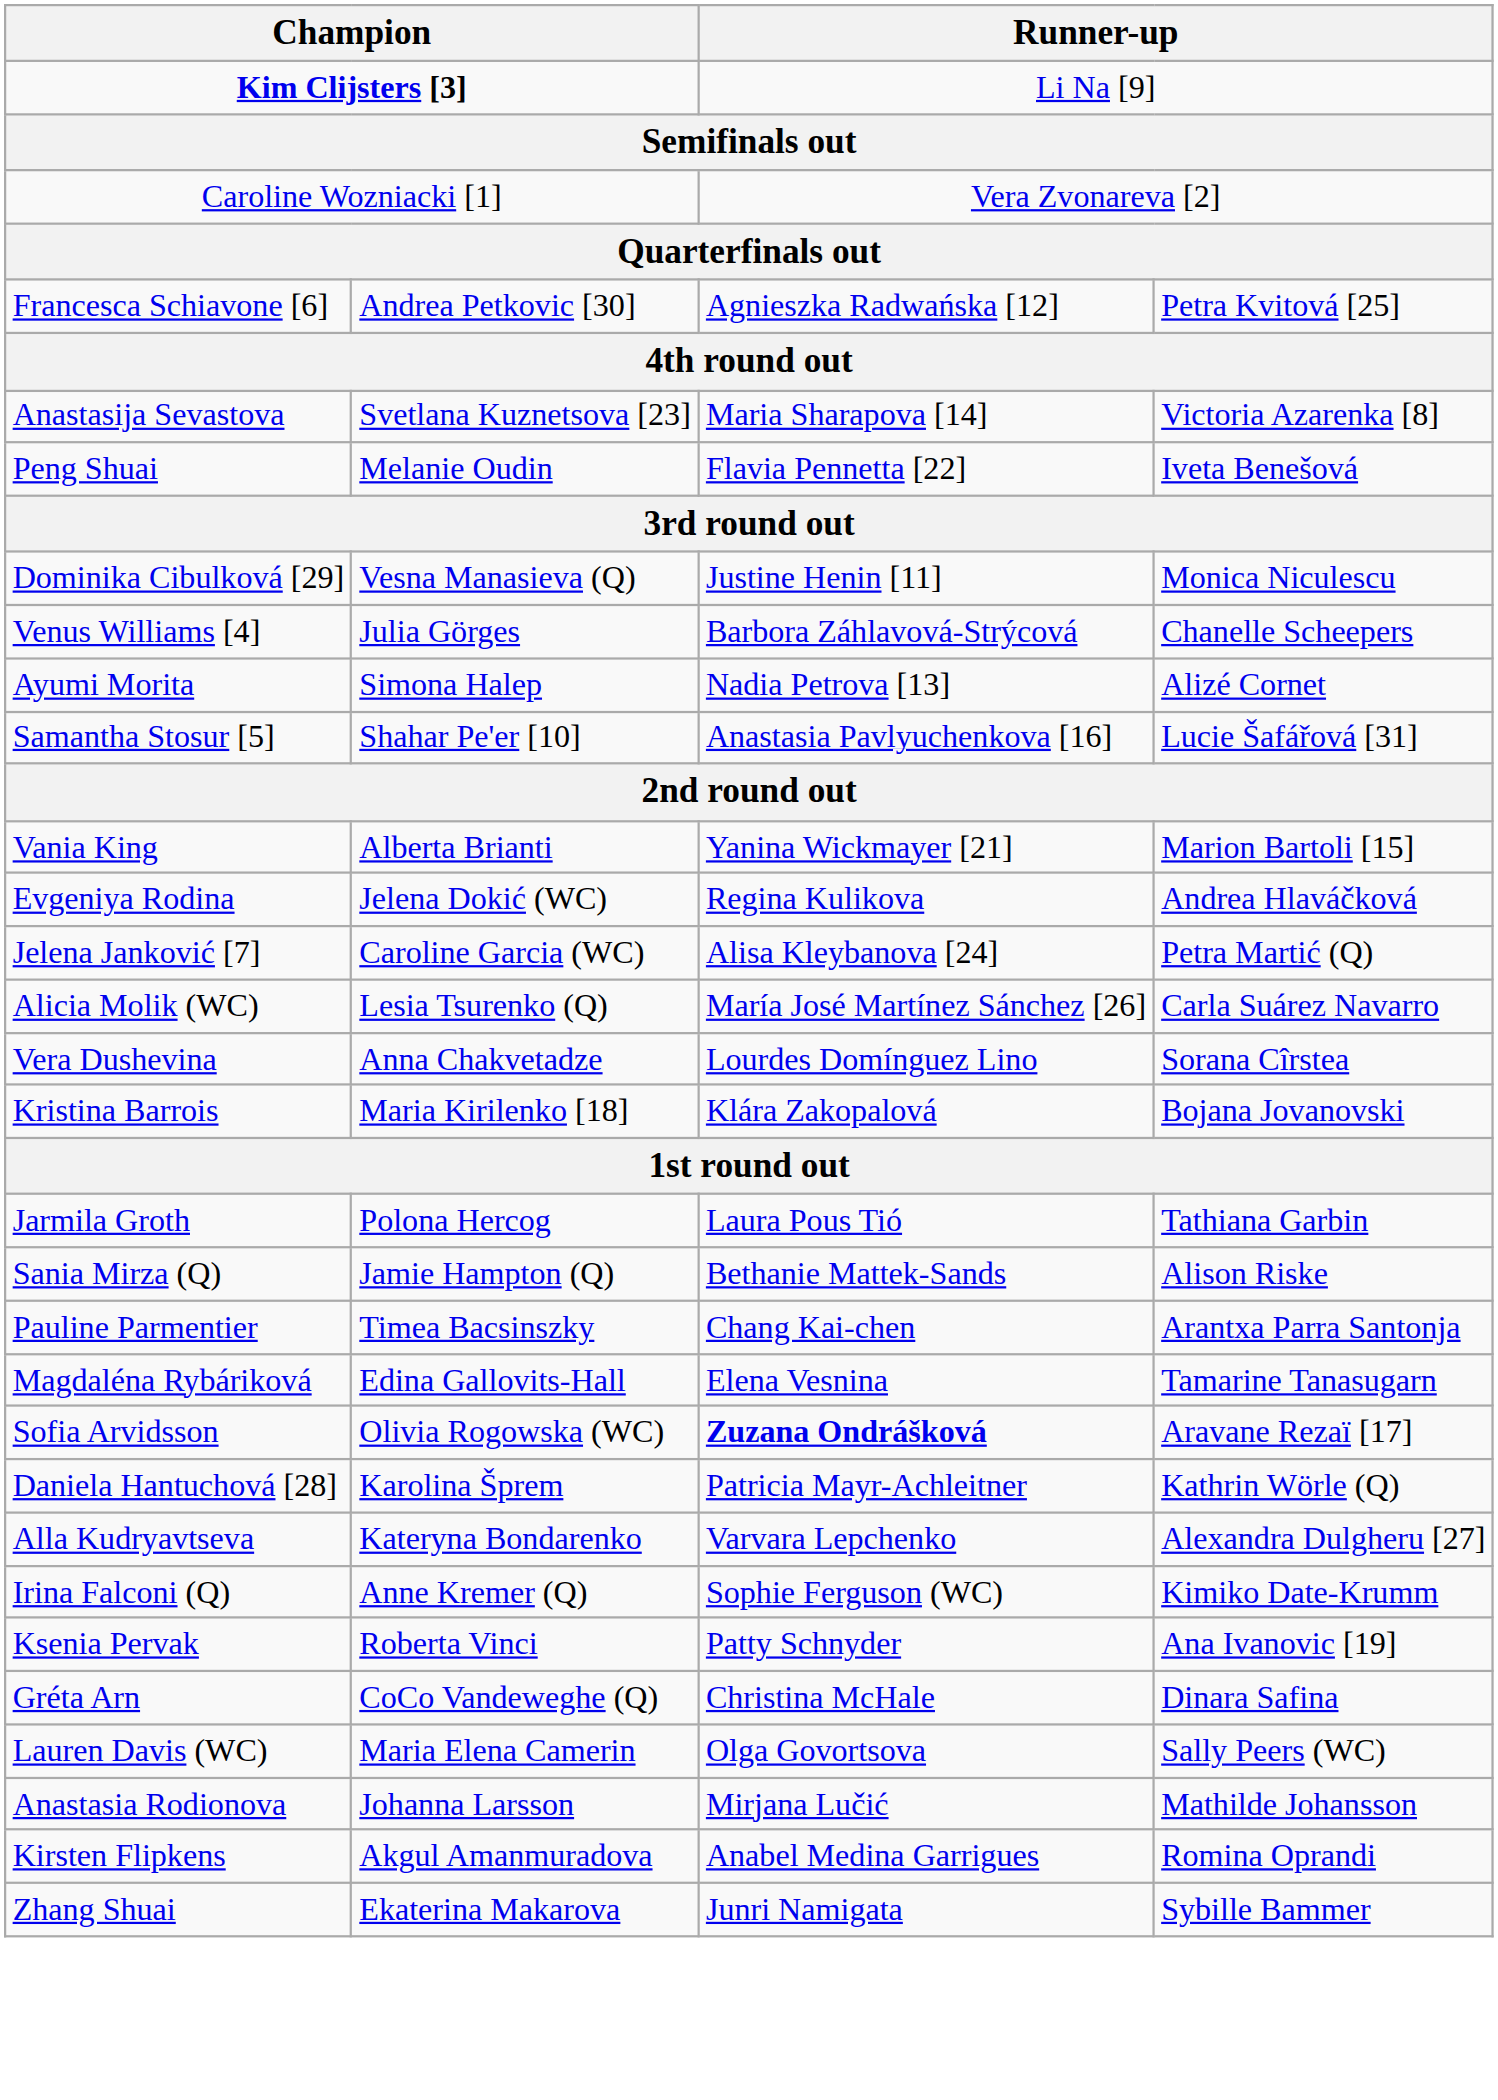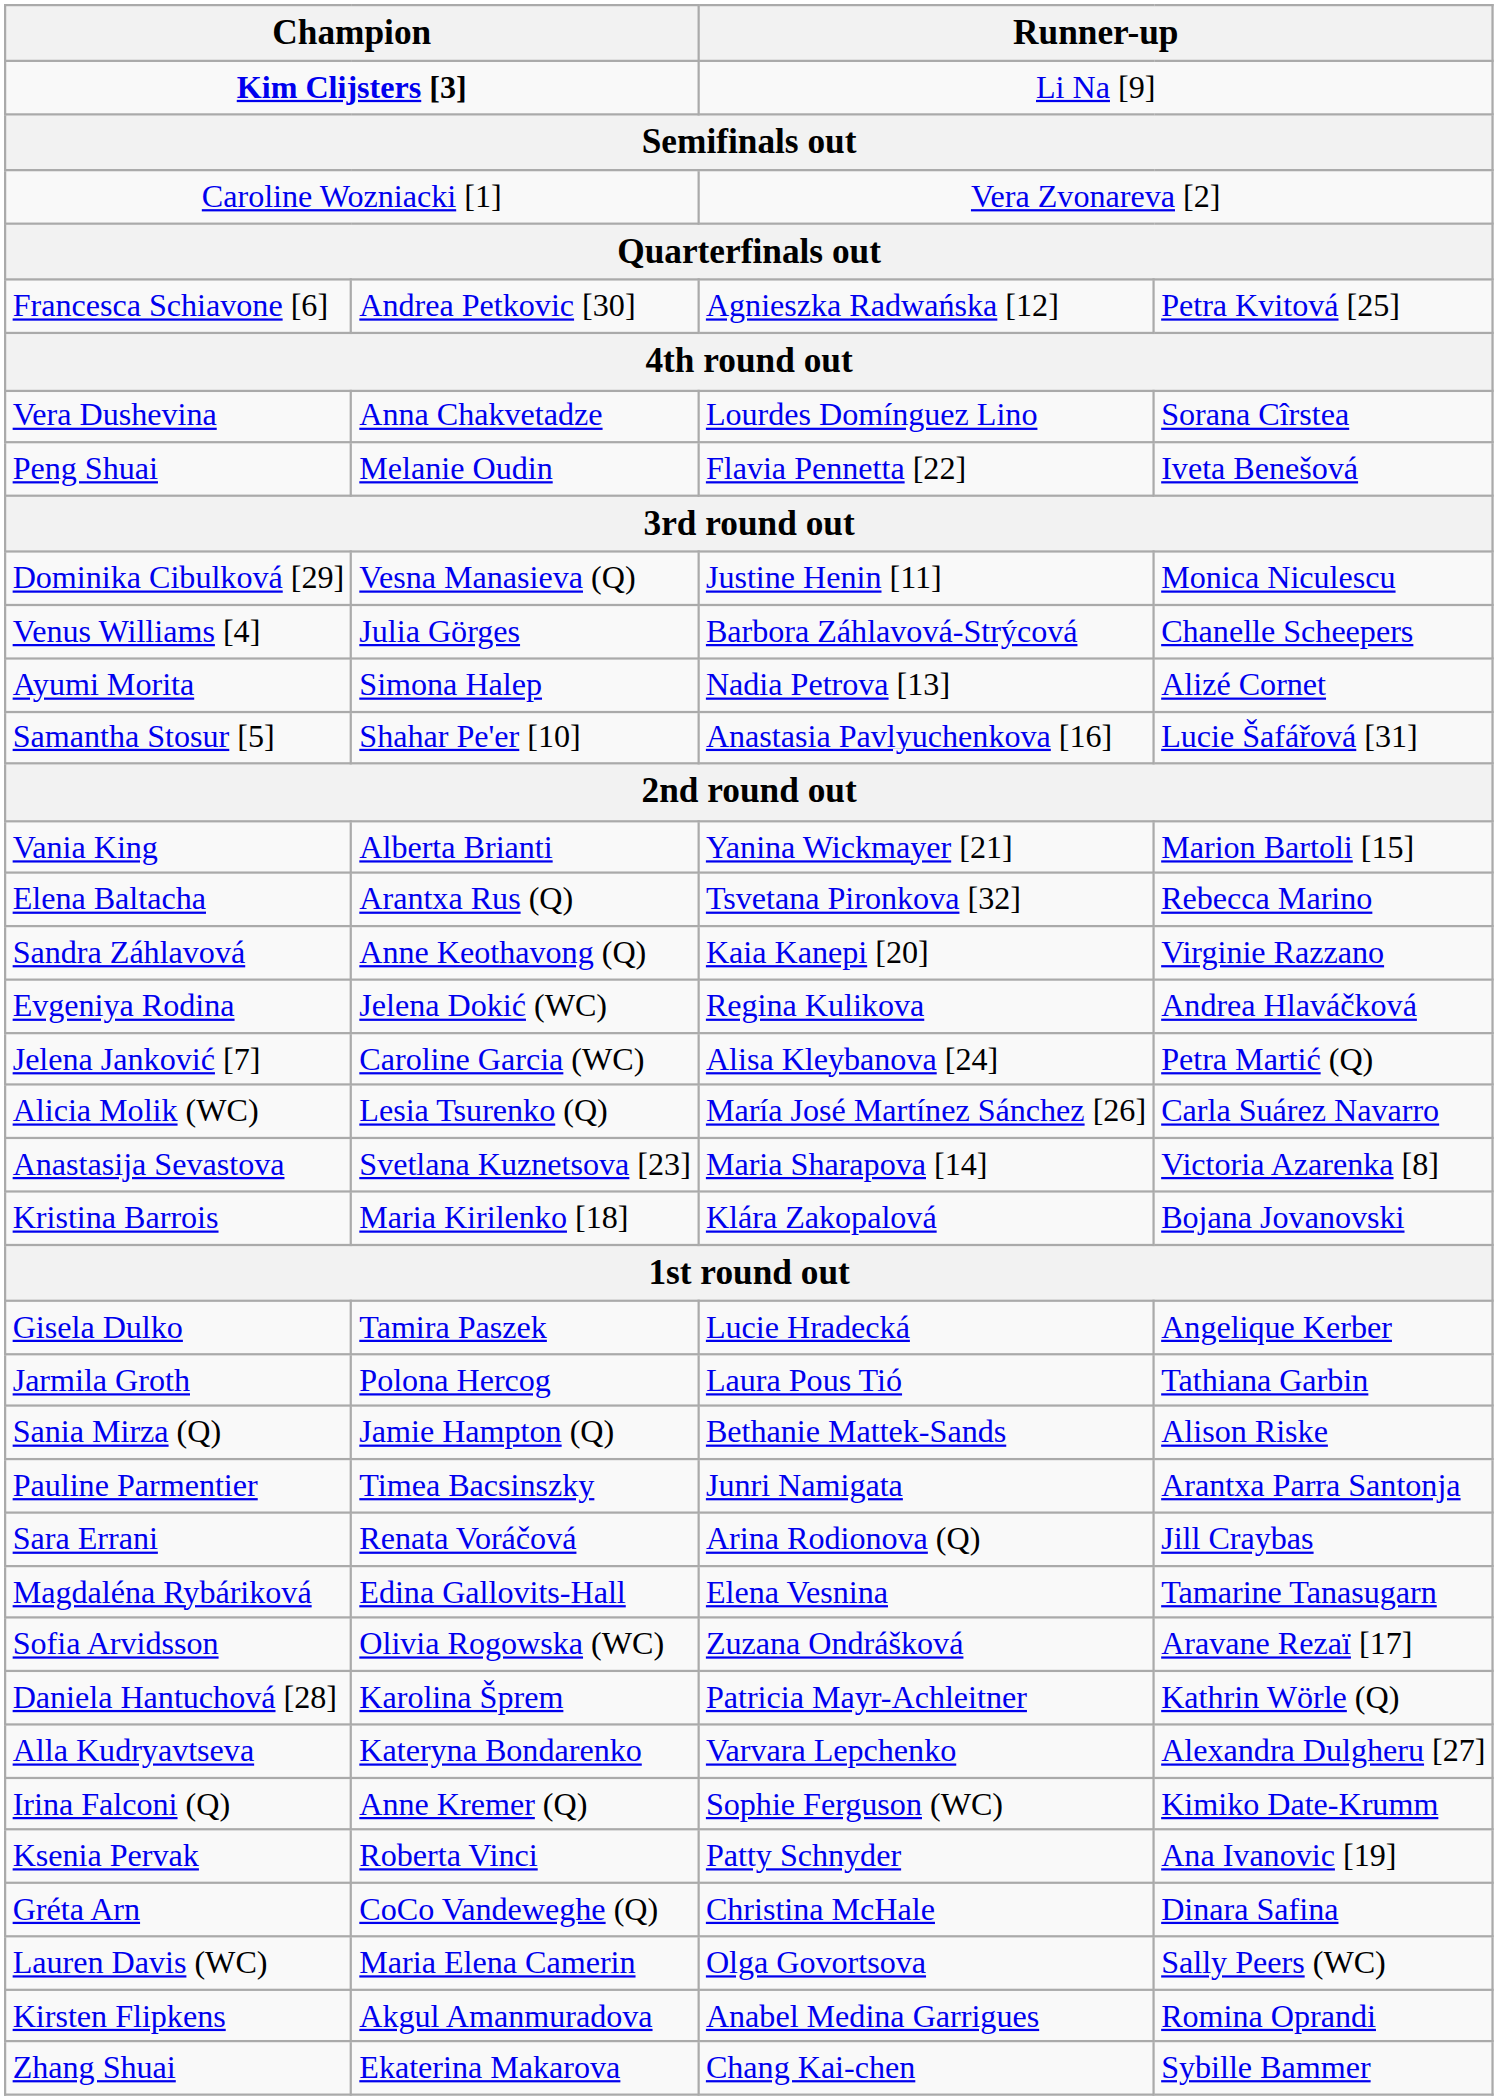rows swapped: (149, 416) <-> (115, 1058)
+ row: (109, 899)
+ row: (129, 952)
+ row: (98, 1326)
(811, 1326) Chang Kai-chen -> (804, 1485) Junri Namigata
+ row: (85, 1538)
(846, 1432) bold -> (835, 1644) normal
- row: (149, 1803)
(804, 1909) Junri Namigata -> (811, 2068) Chang Kai-chen
